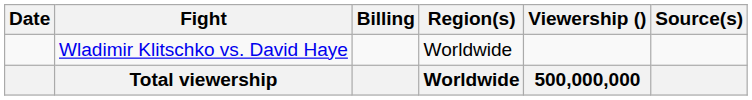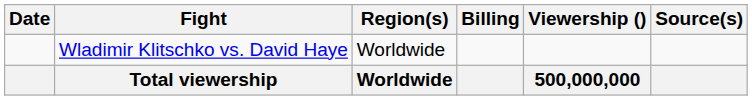columns swapped: (386, 19) <-> (472, 19)
